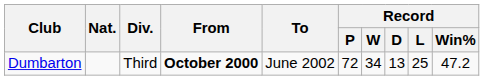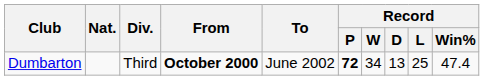(350, 63) normal -> (350, 63) bold
(455, 63) 47.2 -> (455, 63) 47.4
